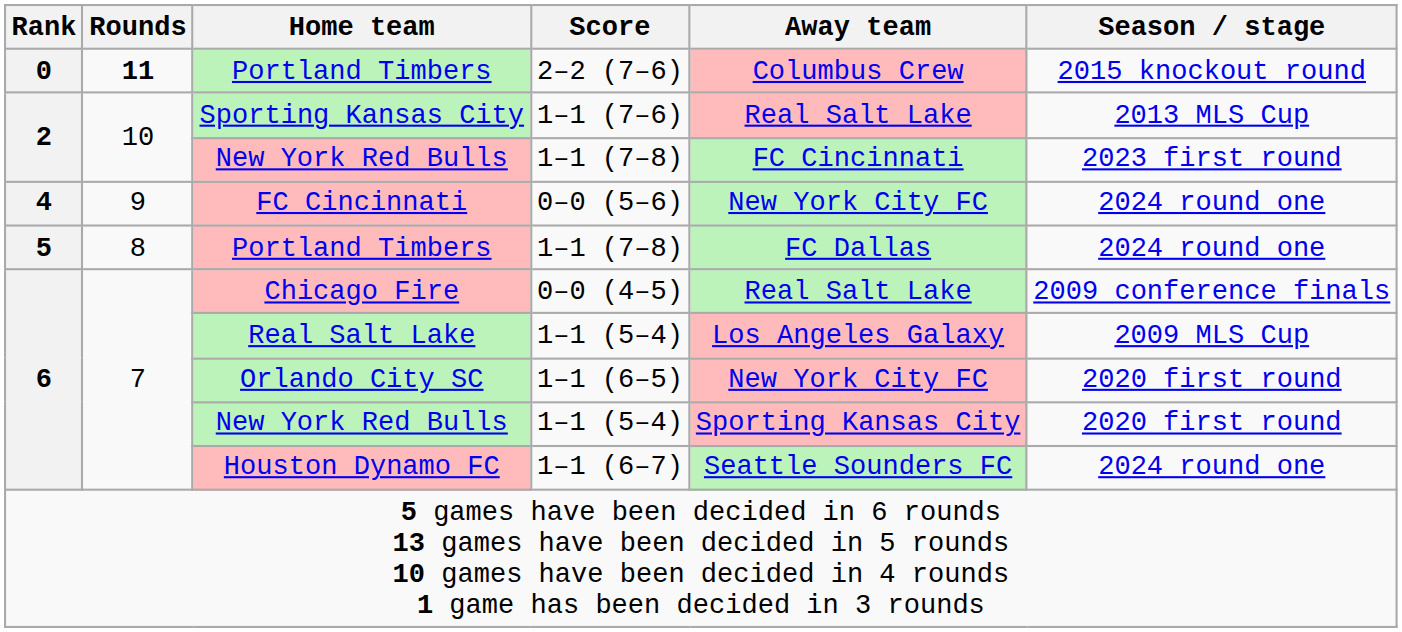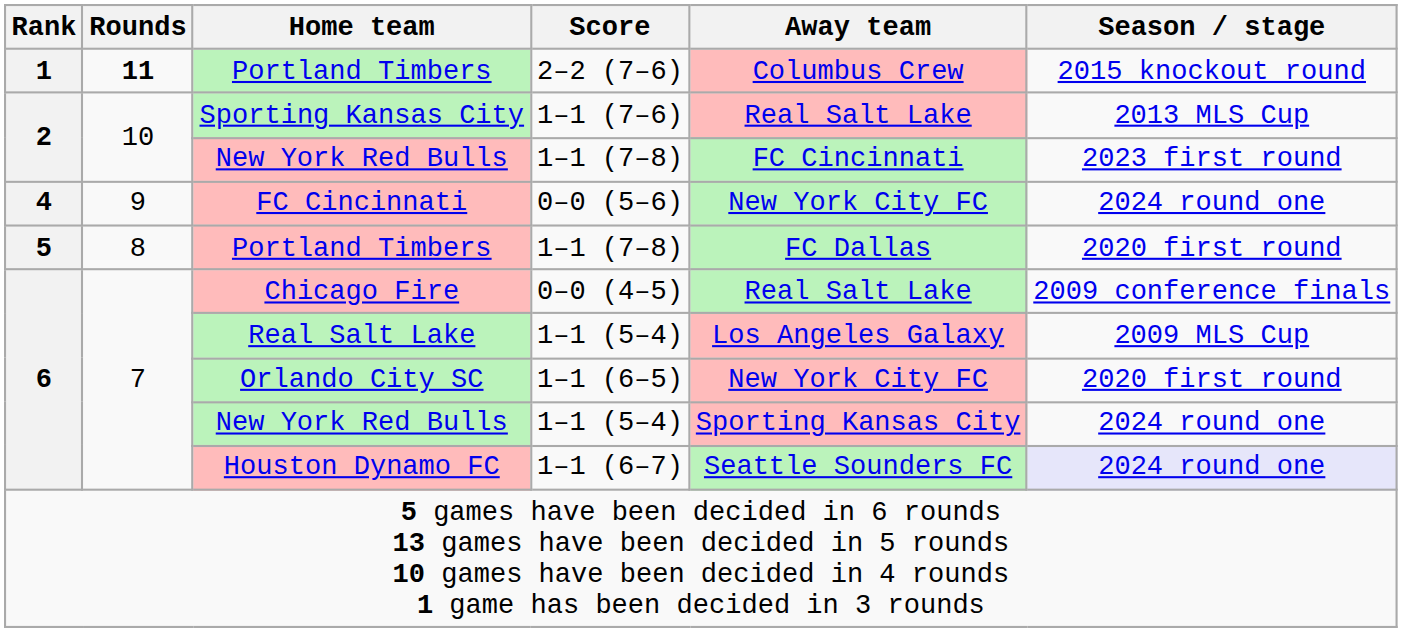(44, 71) 0 -> (44, 71) 1
(1212, 247) 2024 round one -> (1212, 247) 2020 first round
(1212, 424) 2020 first round -> (1212, 424) 2024 round one
(1212, 468) no background -> (1212, 468) lavender background
